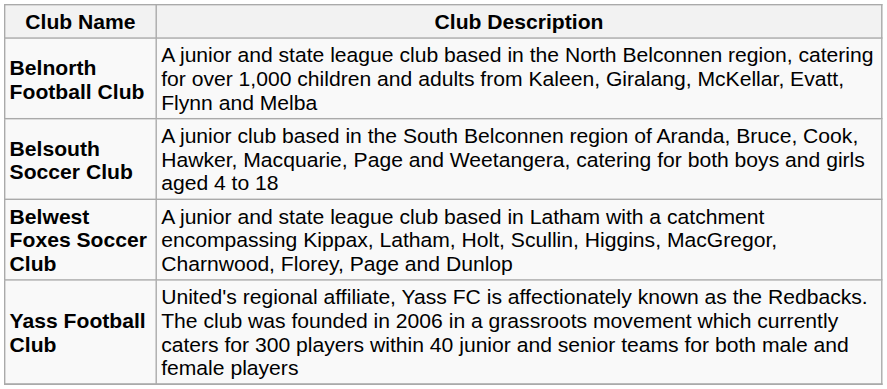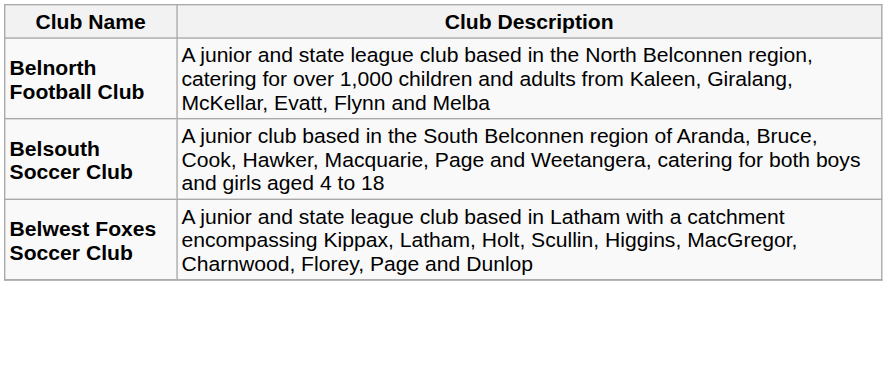- row: (78, 333)
